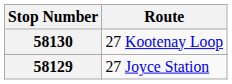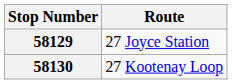rows swapped: (53, 41) <-> (53, 66)
